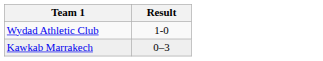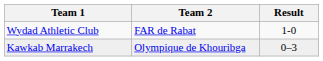+ column: (195, 13)
